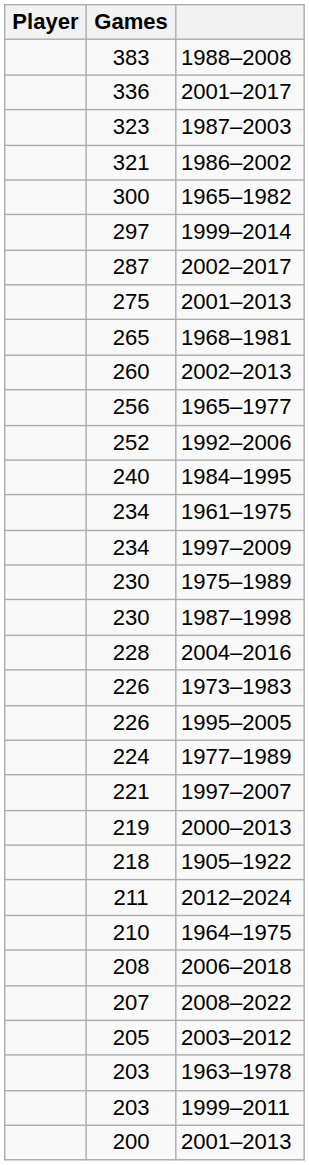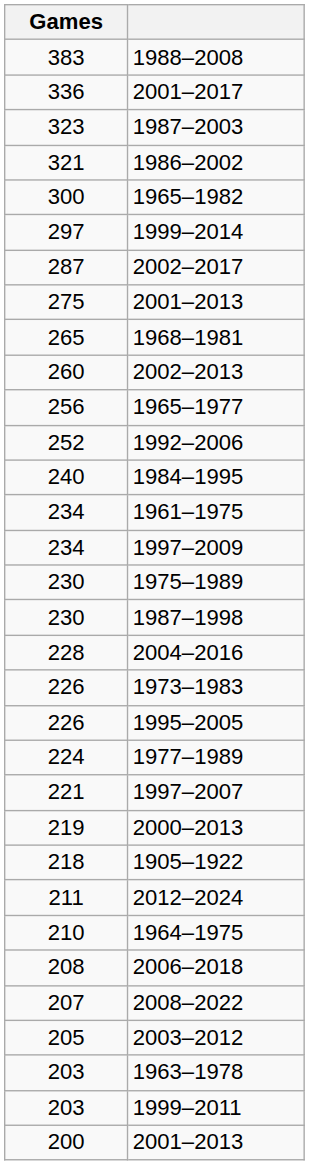- column: (45, 22)
